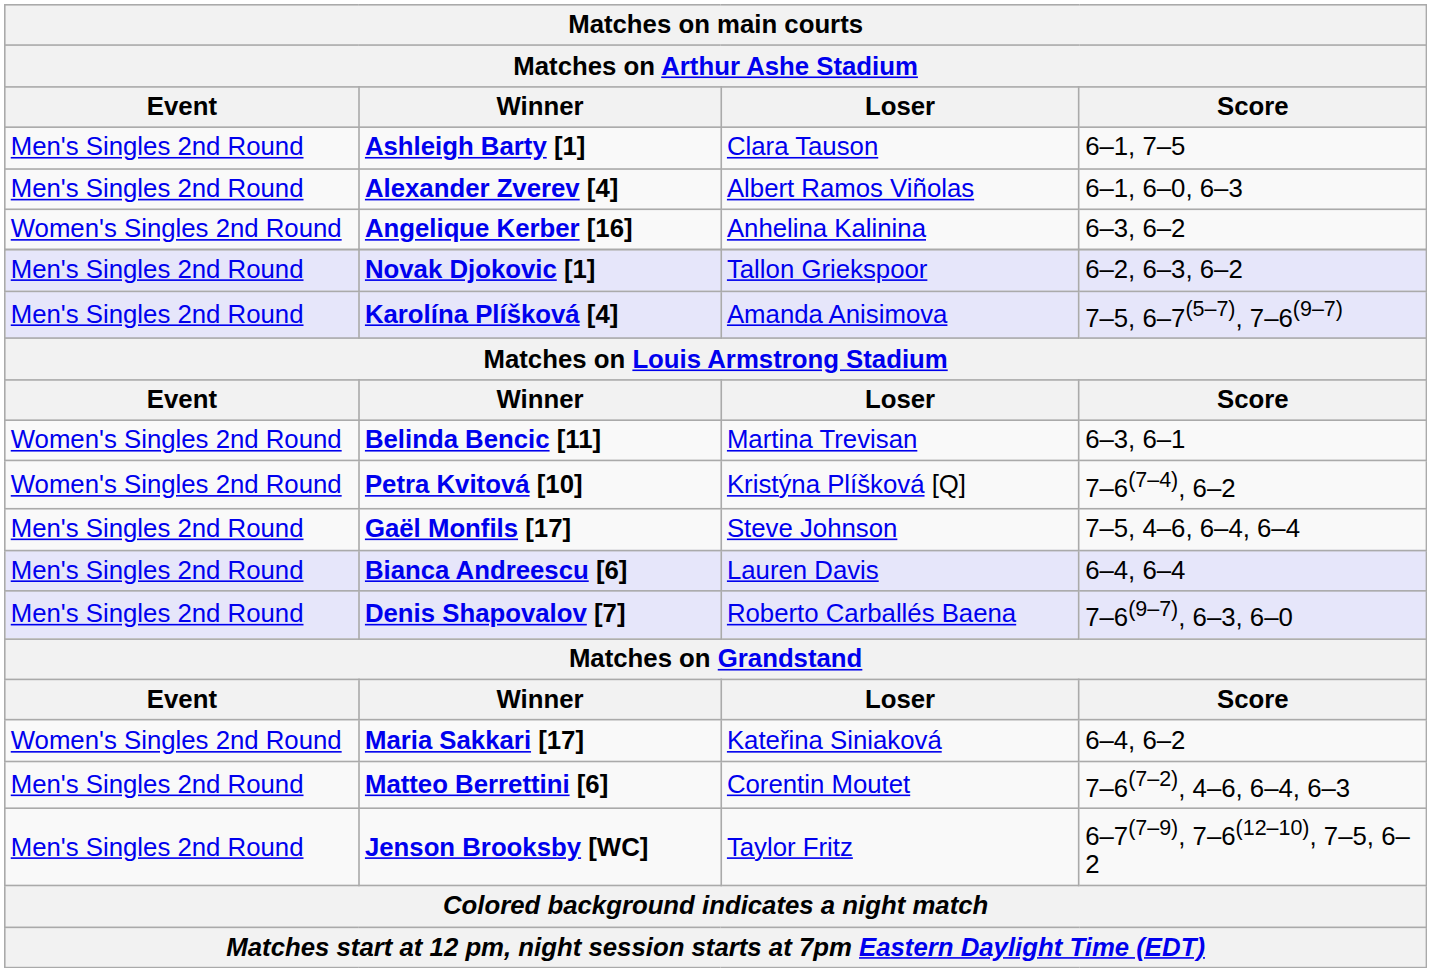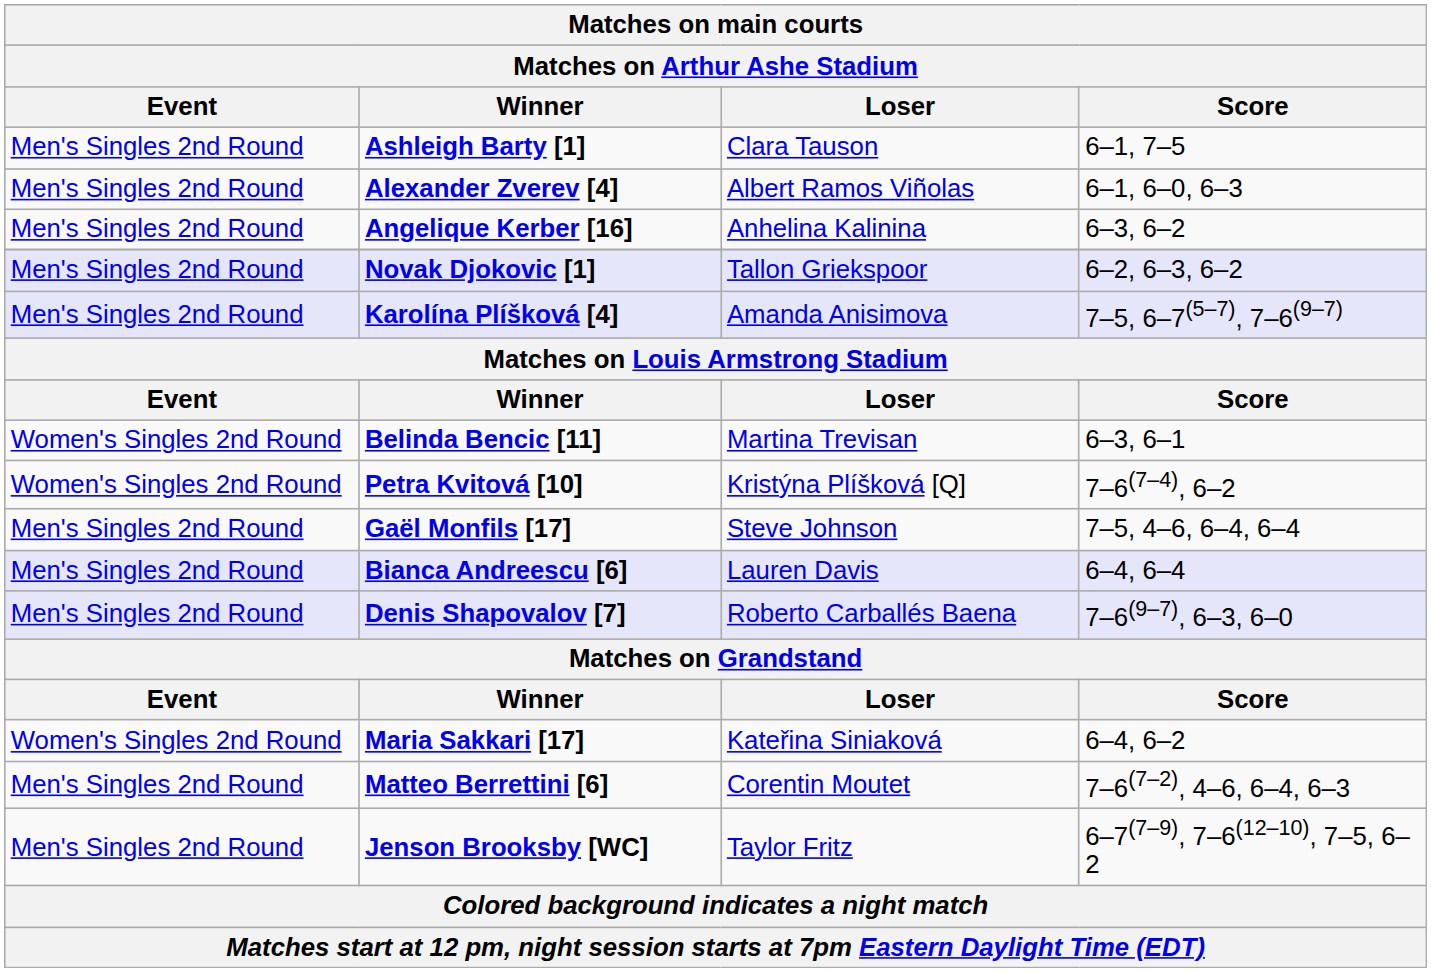(176, 229) Women's Singles 2nd Round -> (157, 229) Men's Singles 2nd Round
